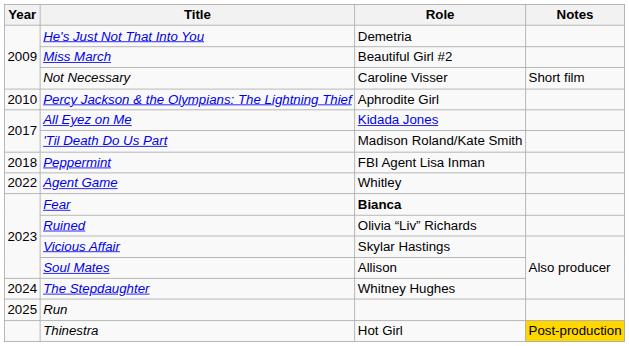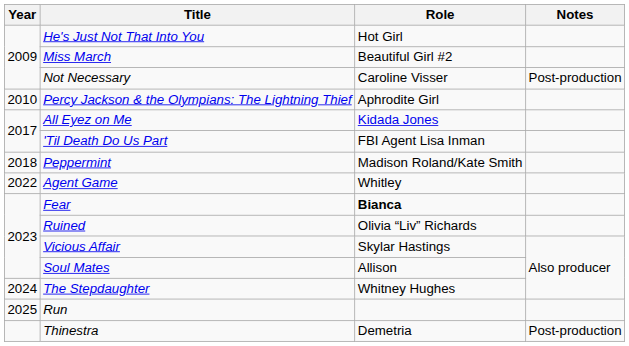(385, 36) Demetria -> (380, 36) Hot Girl
(557, 78) Short film -> (575, 78) Post-production
(440, 141) Madison Roland/Kate Smith -> (421, 141) FBI Agent Lisa Inman
(421, 162) FBI Agent Lisa Inman -> (440, 162) Madison Roland/Kate Smith
(380, 330) Hot Girl -> (385, 330) Demetria
(575, 330) gold background -> (575, 330) no background
